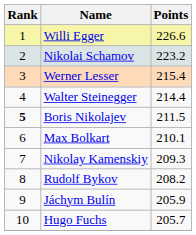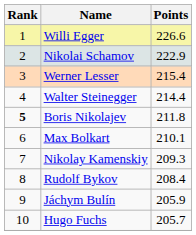(171, 55) 223.2 -> (171, 55) 222.9
(171, 117) 211.5 -> (171, 117) 211.8
(171, 179) 208.2 -> (171, 179) 208.4
